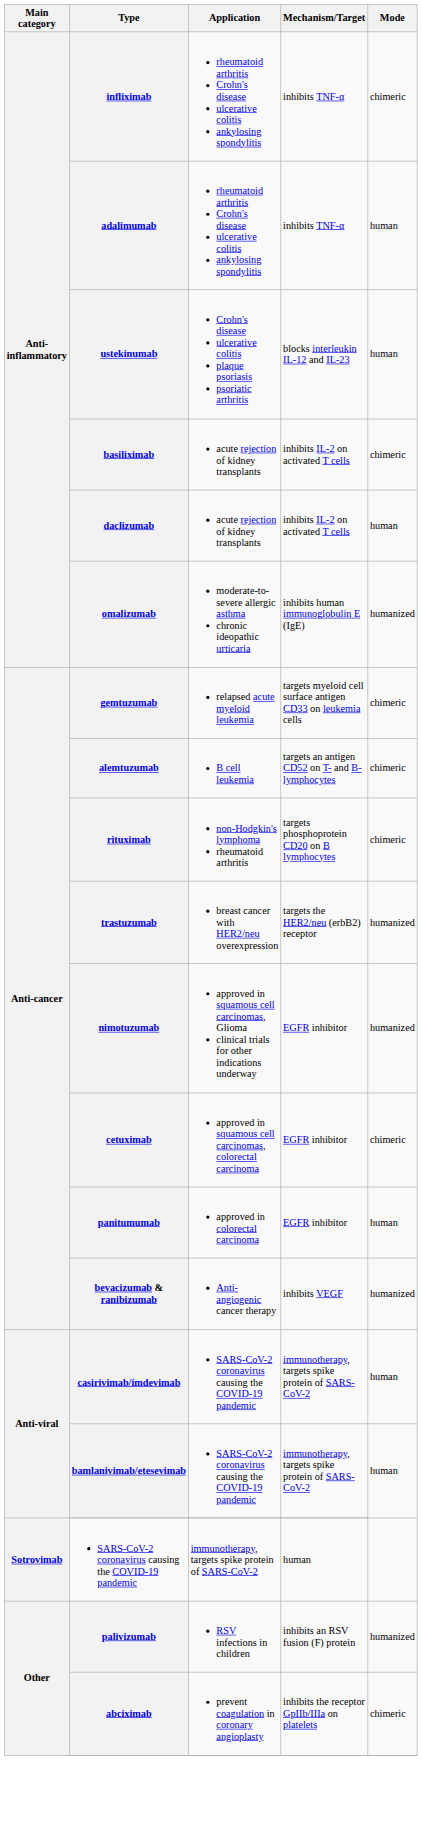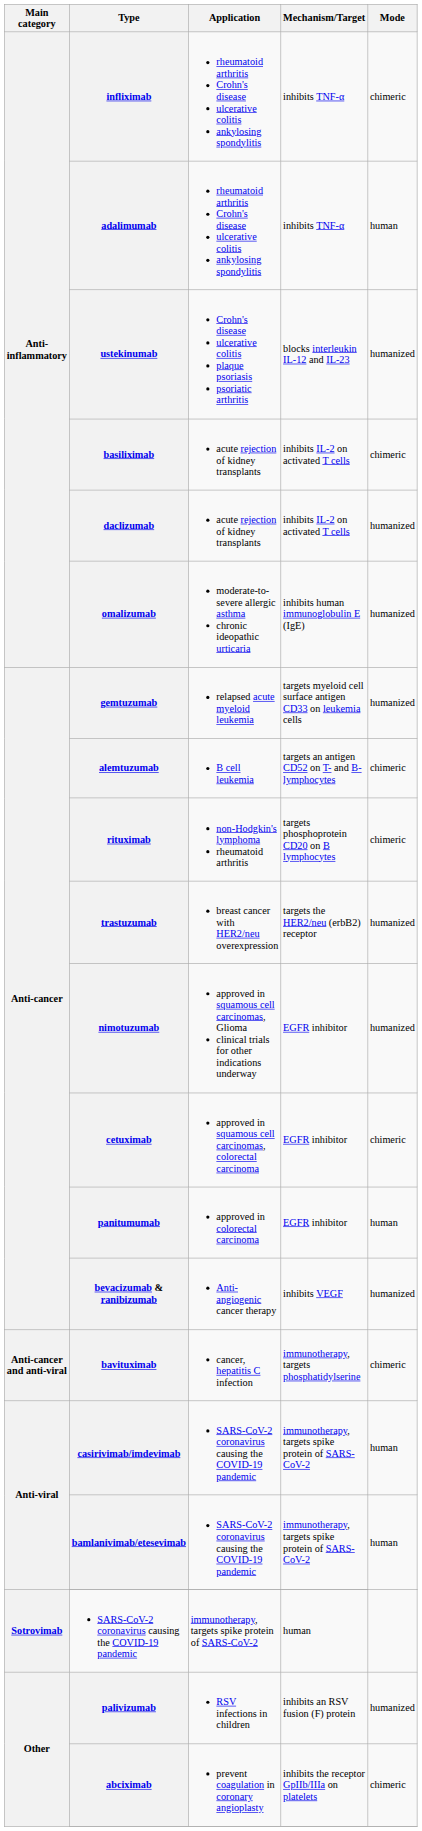(384, 354) human -> (392, 354) humanized
(384, 525) human -> (392, 525) humanized
(388, 702) chimeric -> (392, 702) humanized
+ row: (129, 1365)
